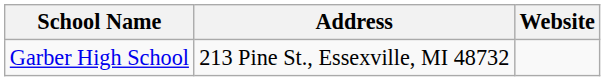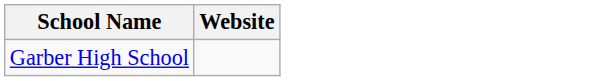- column: (354, 22)
